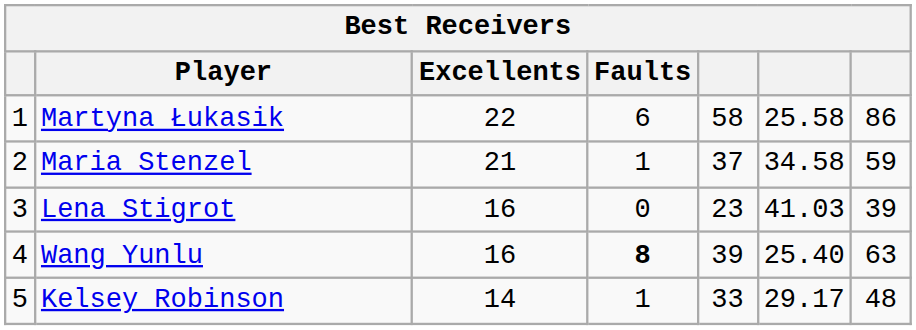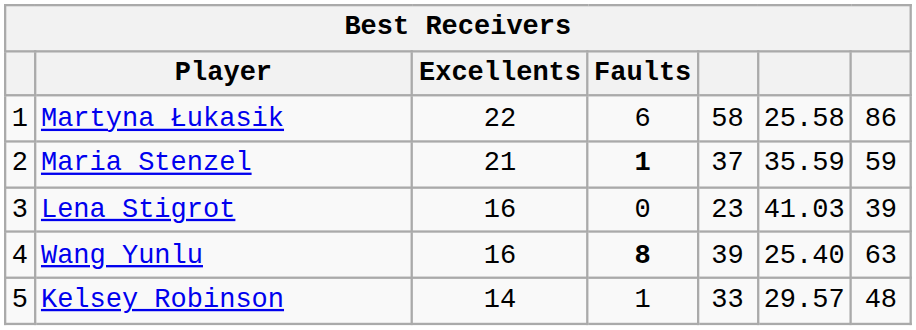(643, 164) normal -> (643, 164) bold
(804, 164) 34.58 -> (804, 164) 35.59
(804, 300) 29.17 -> (804, 300) 29.57
